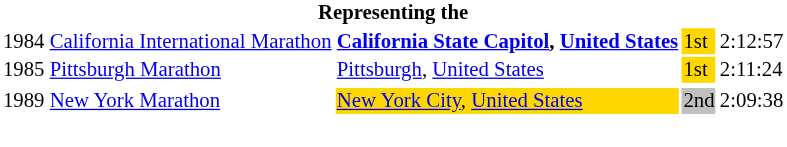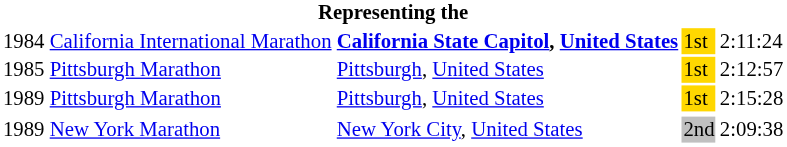(752, 41) 2:12:57 -> (751, 41) 2:11:24
(751, 69) 2:11:24 -> (752, 69) 2:12:57
+ row: (24, 98)
(460, 100) gold background -> (460, 129) no background
